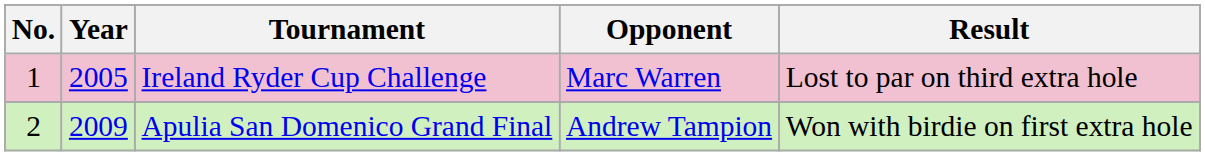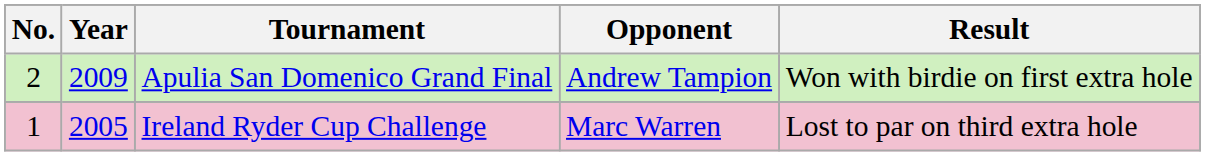rows swapped: (314, 77) <-> (347, 126)
